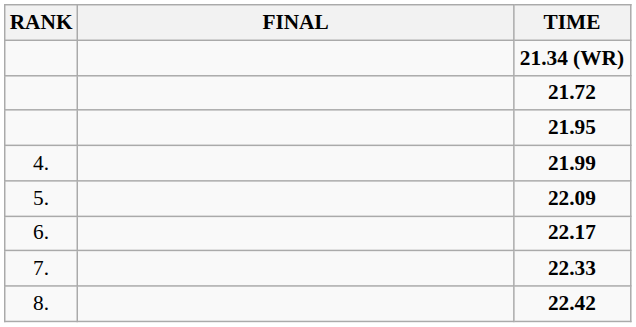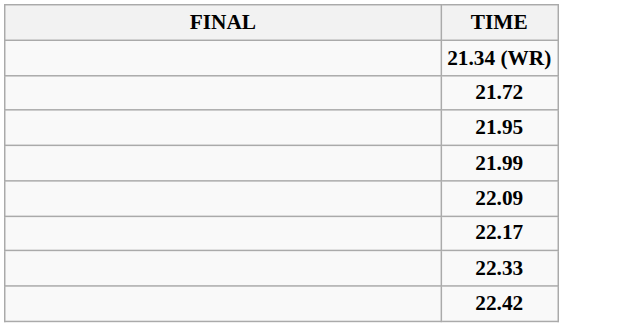- column: (41, 22)
